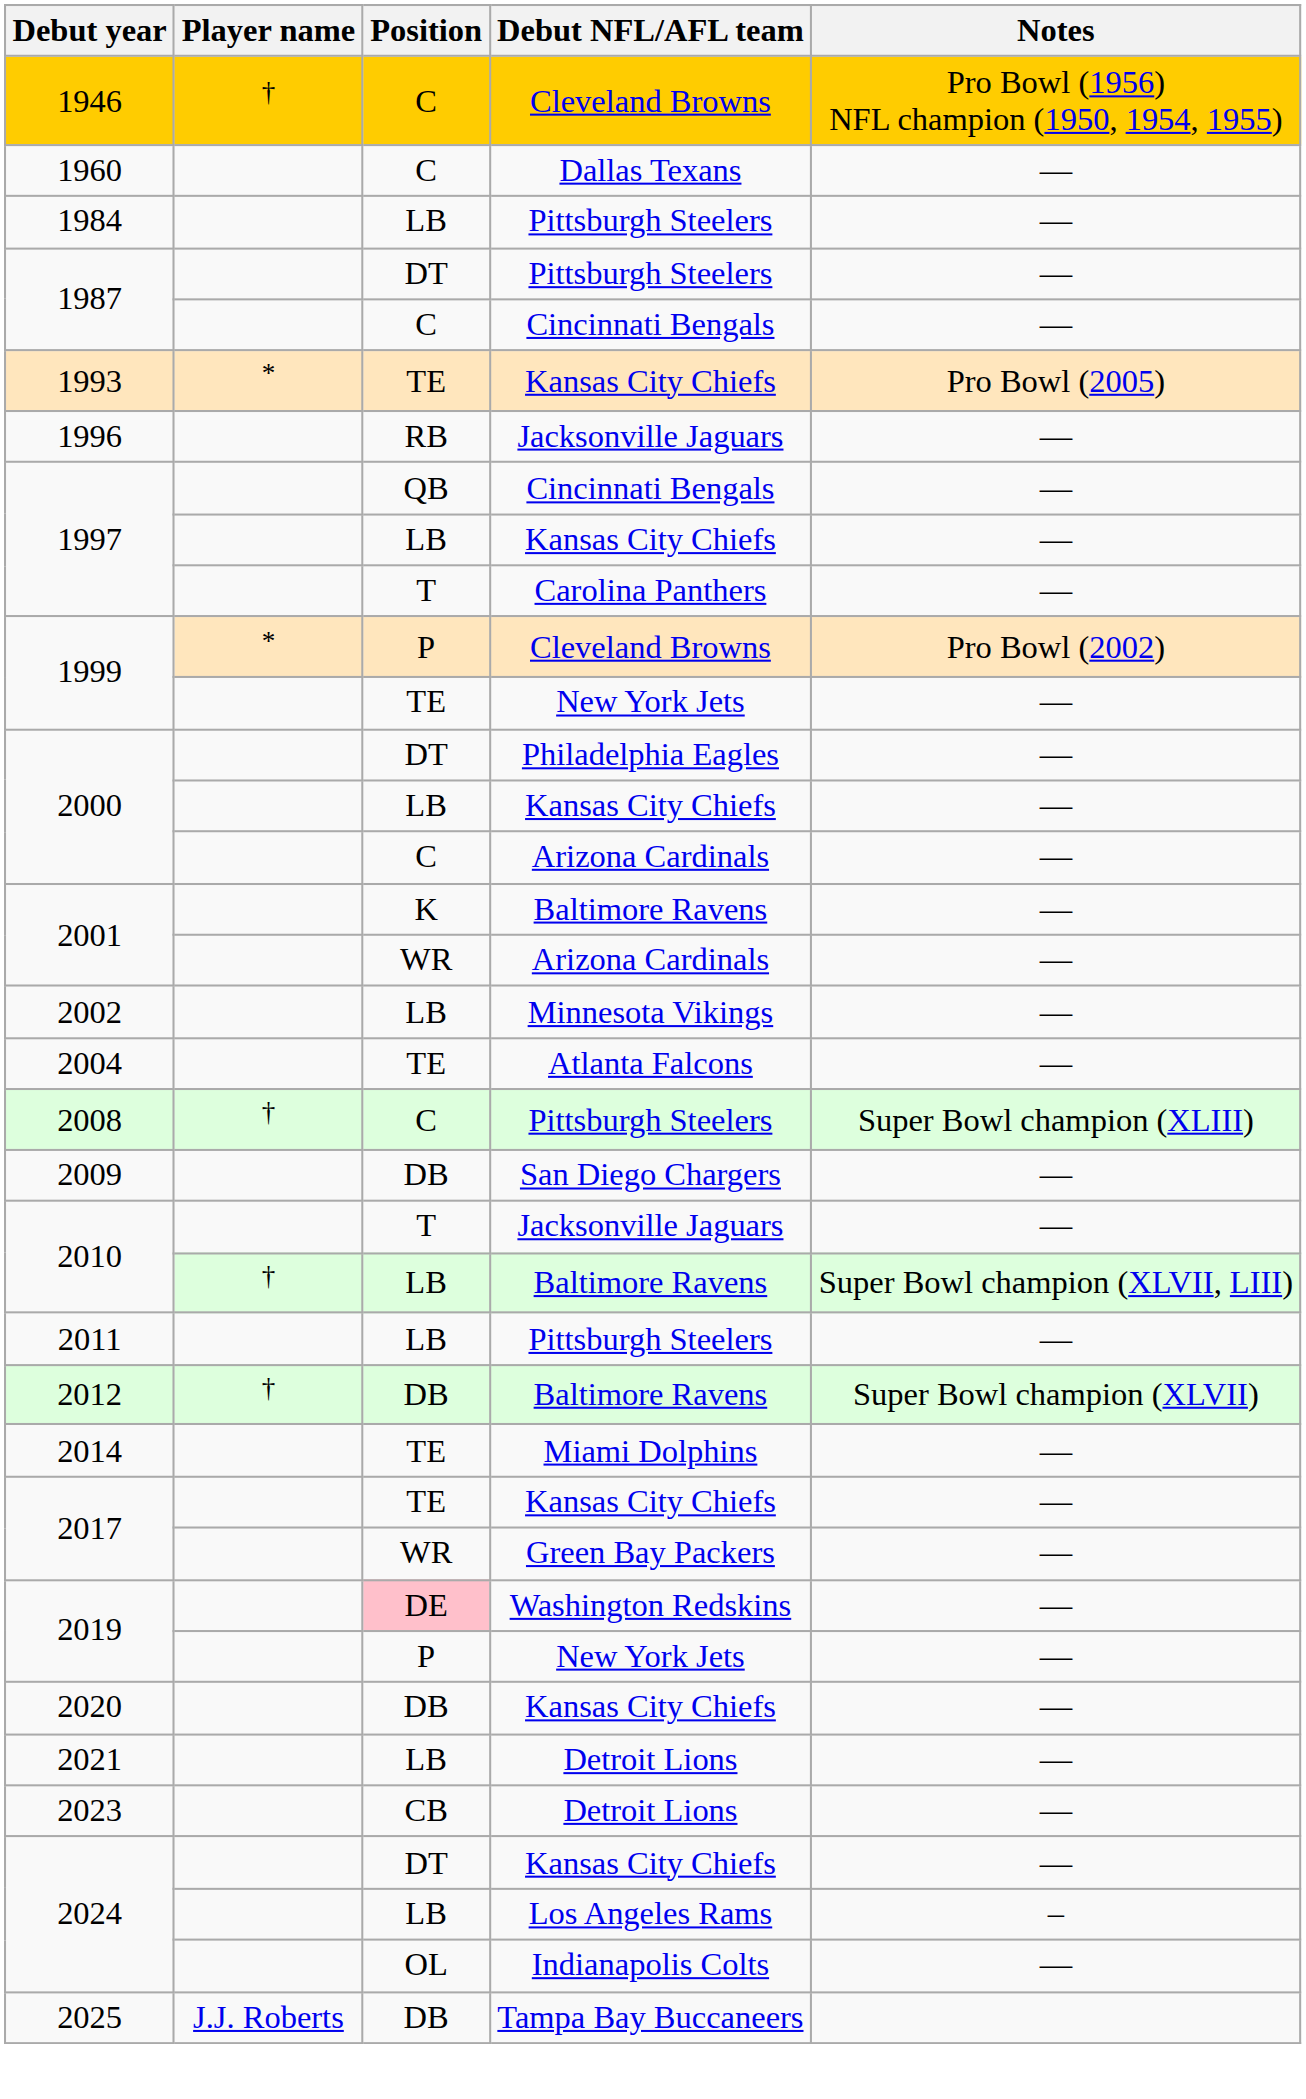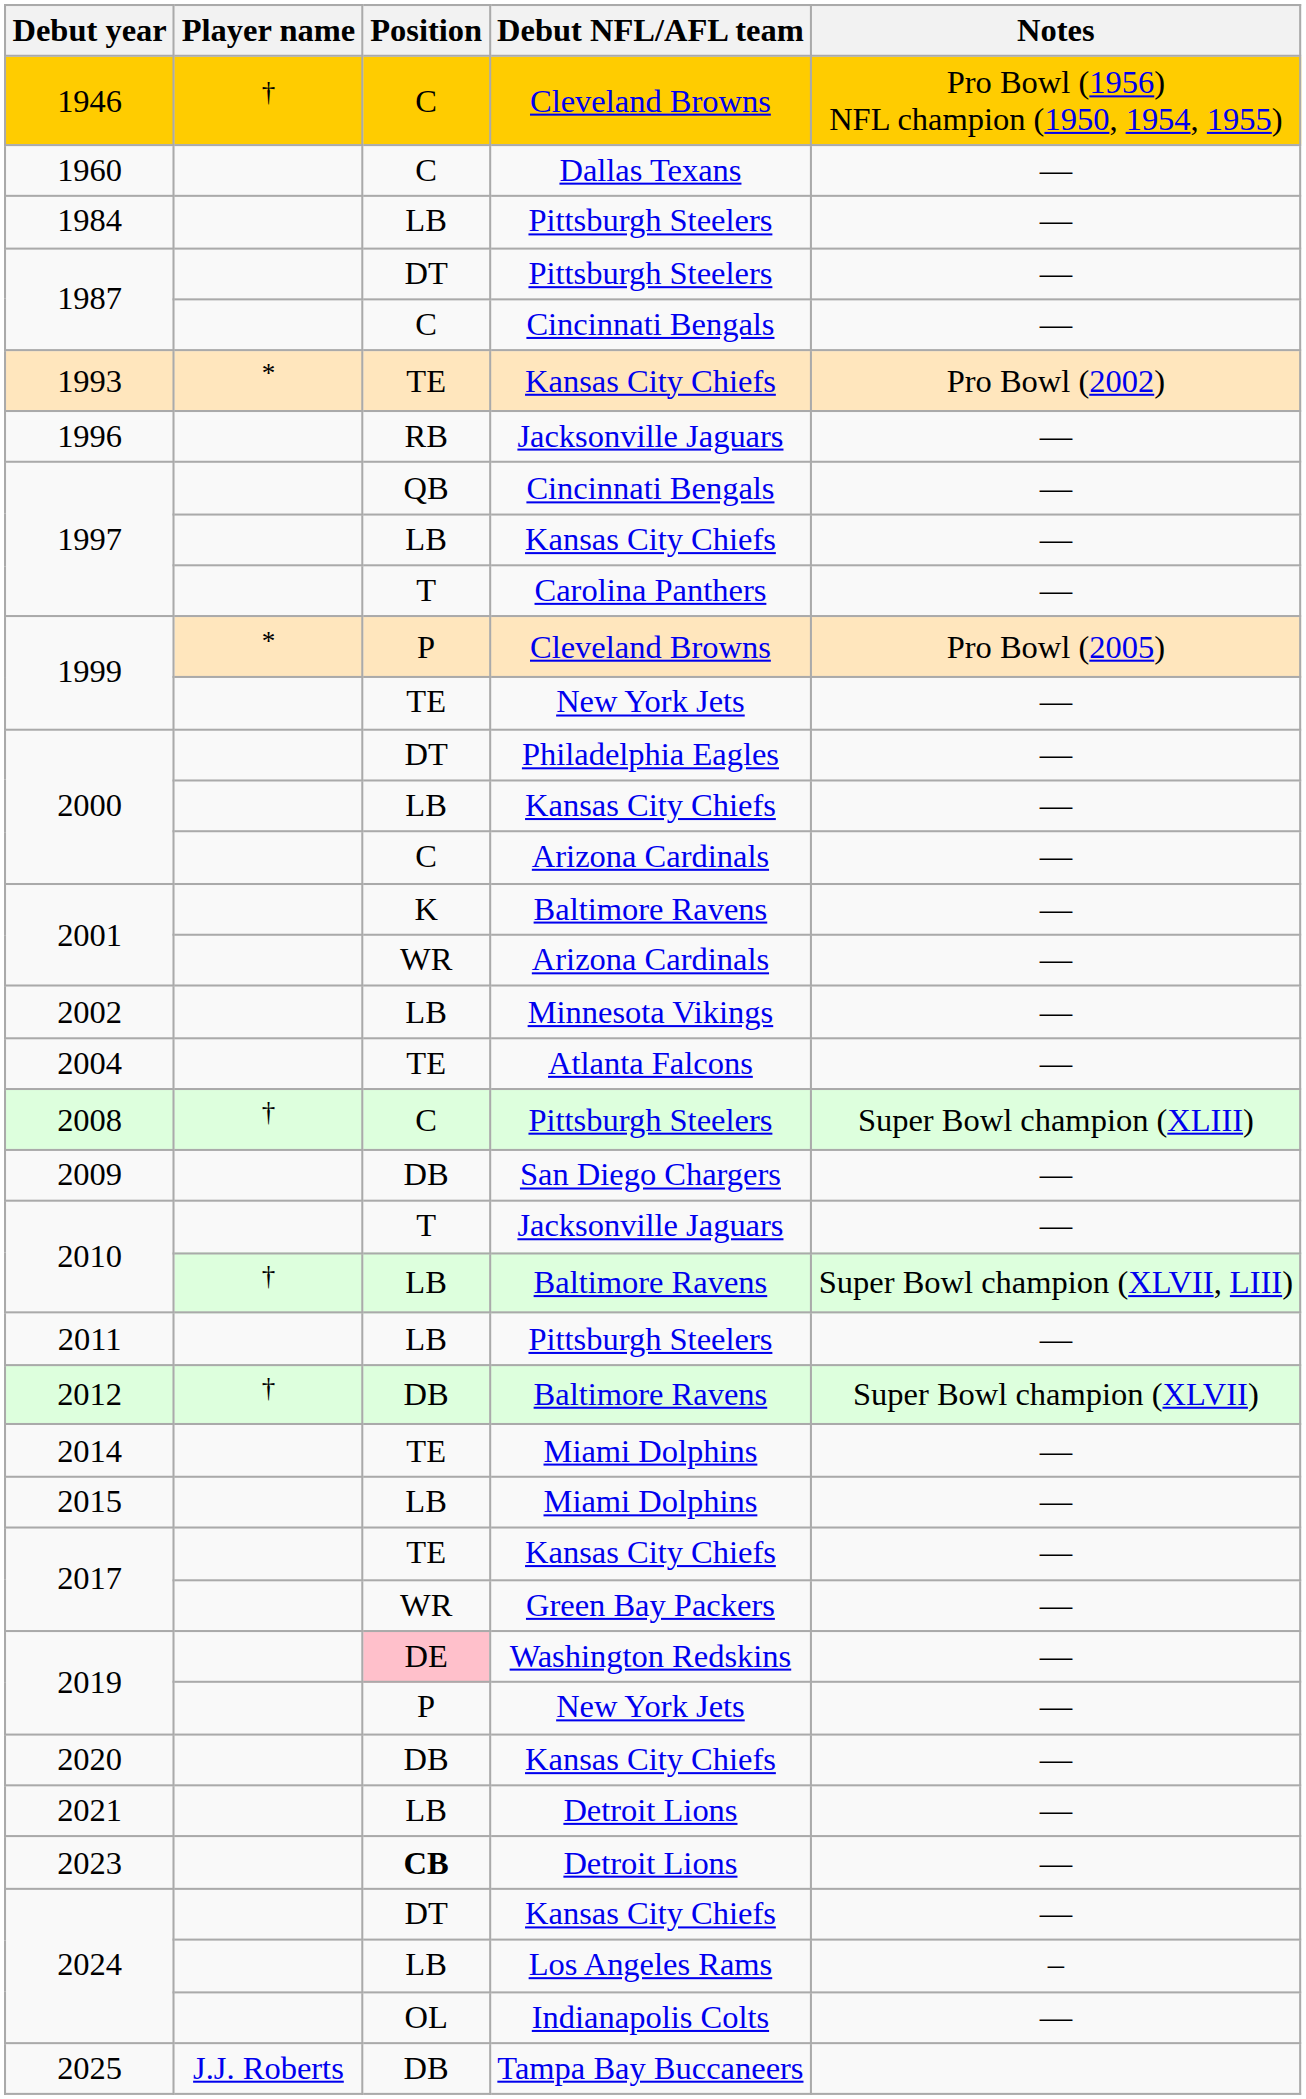(1056, 380) Pro Bowl (2005) -> (1056, 380) Pro Bowl (2002)
(1056, 646) Pro Bowl (2002) -> (1056, 646) Pro Bowl (2005)
+ row: (90, 1501)
(426, 1810) normal -> (426, 1862) bold
